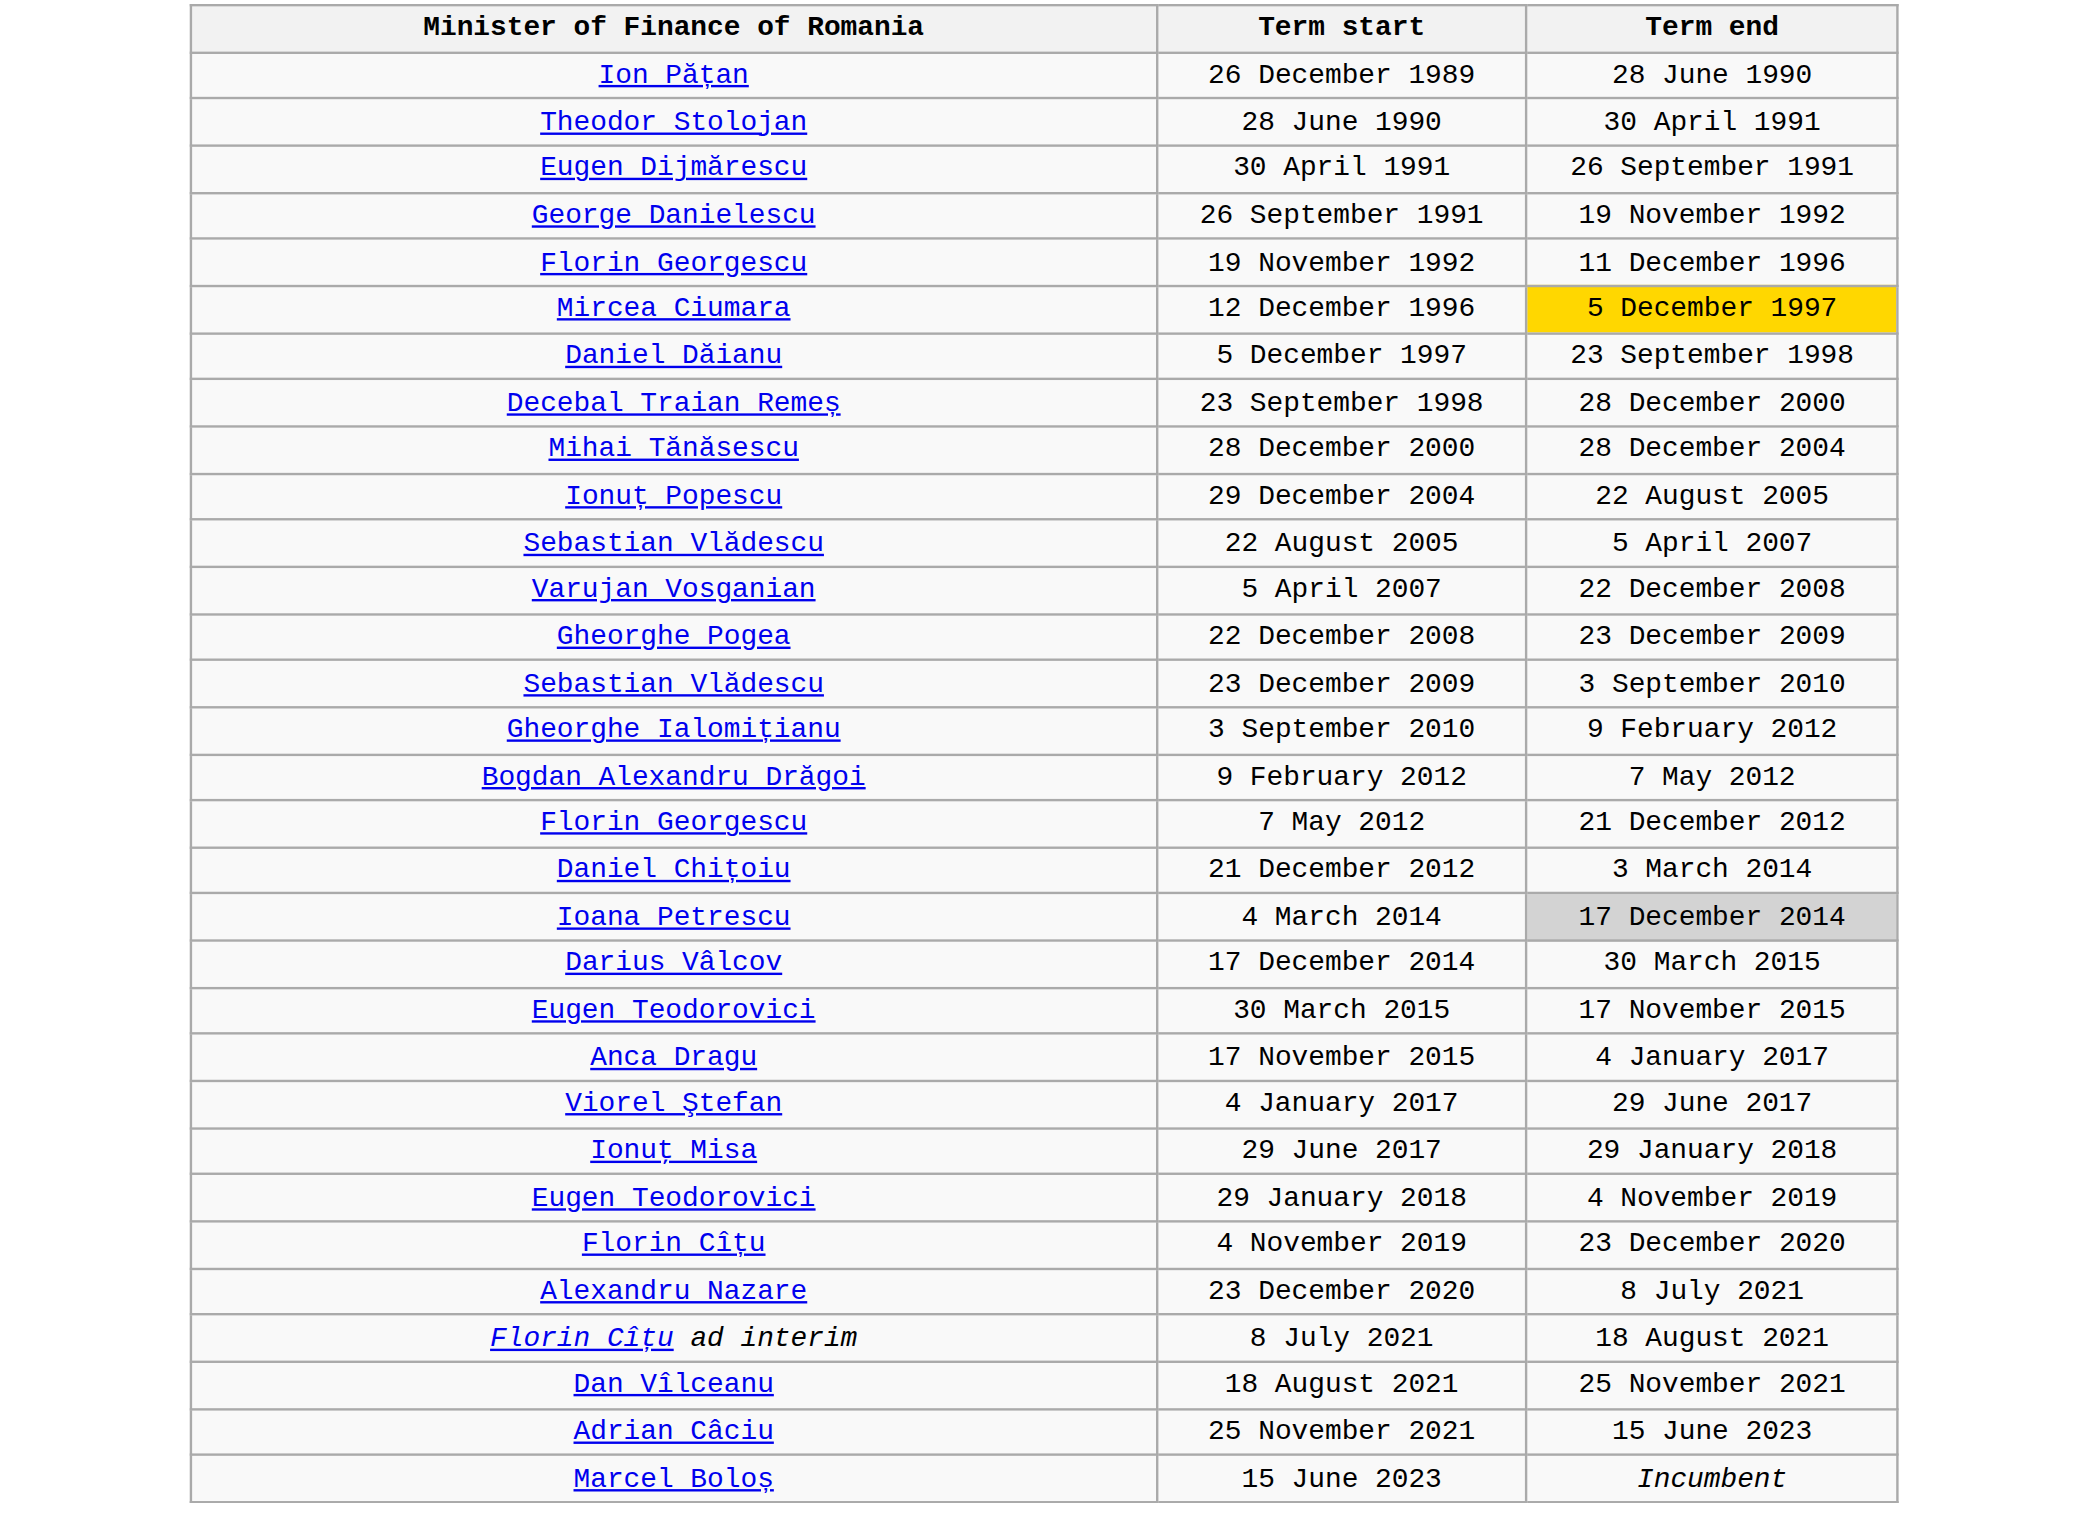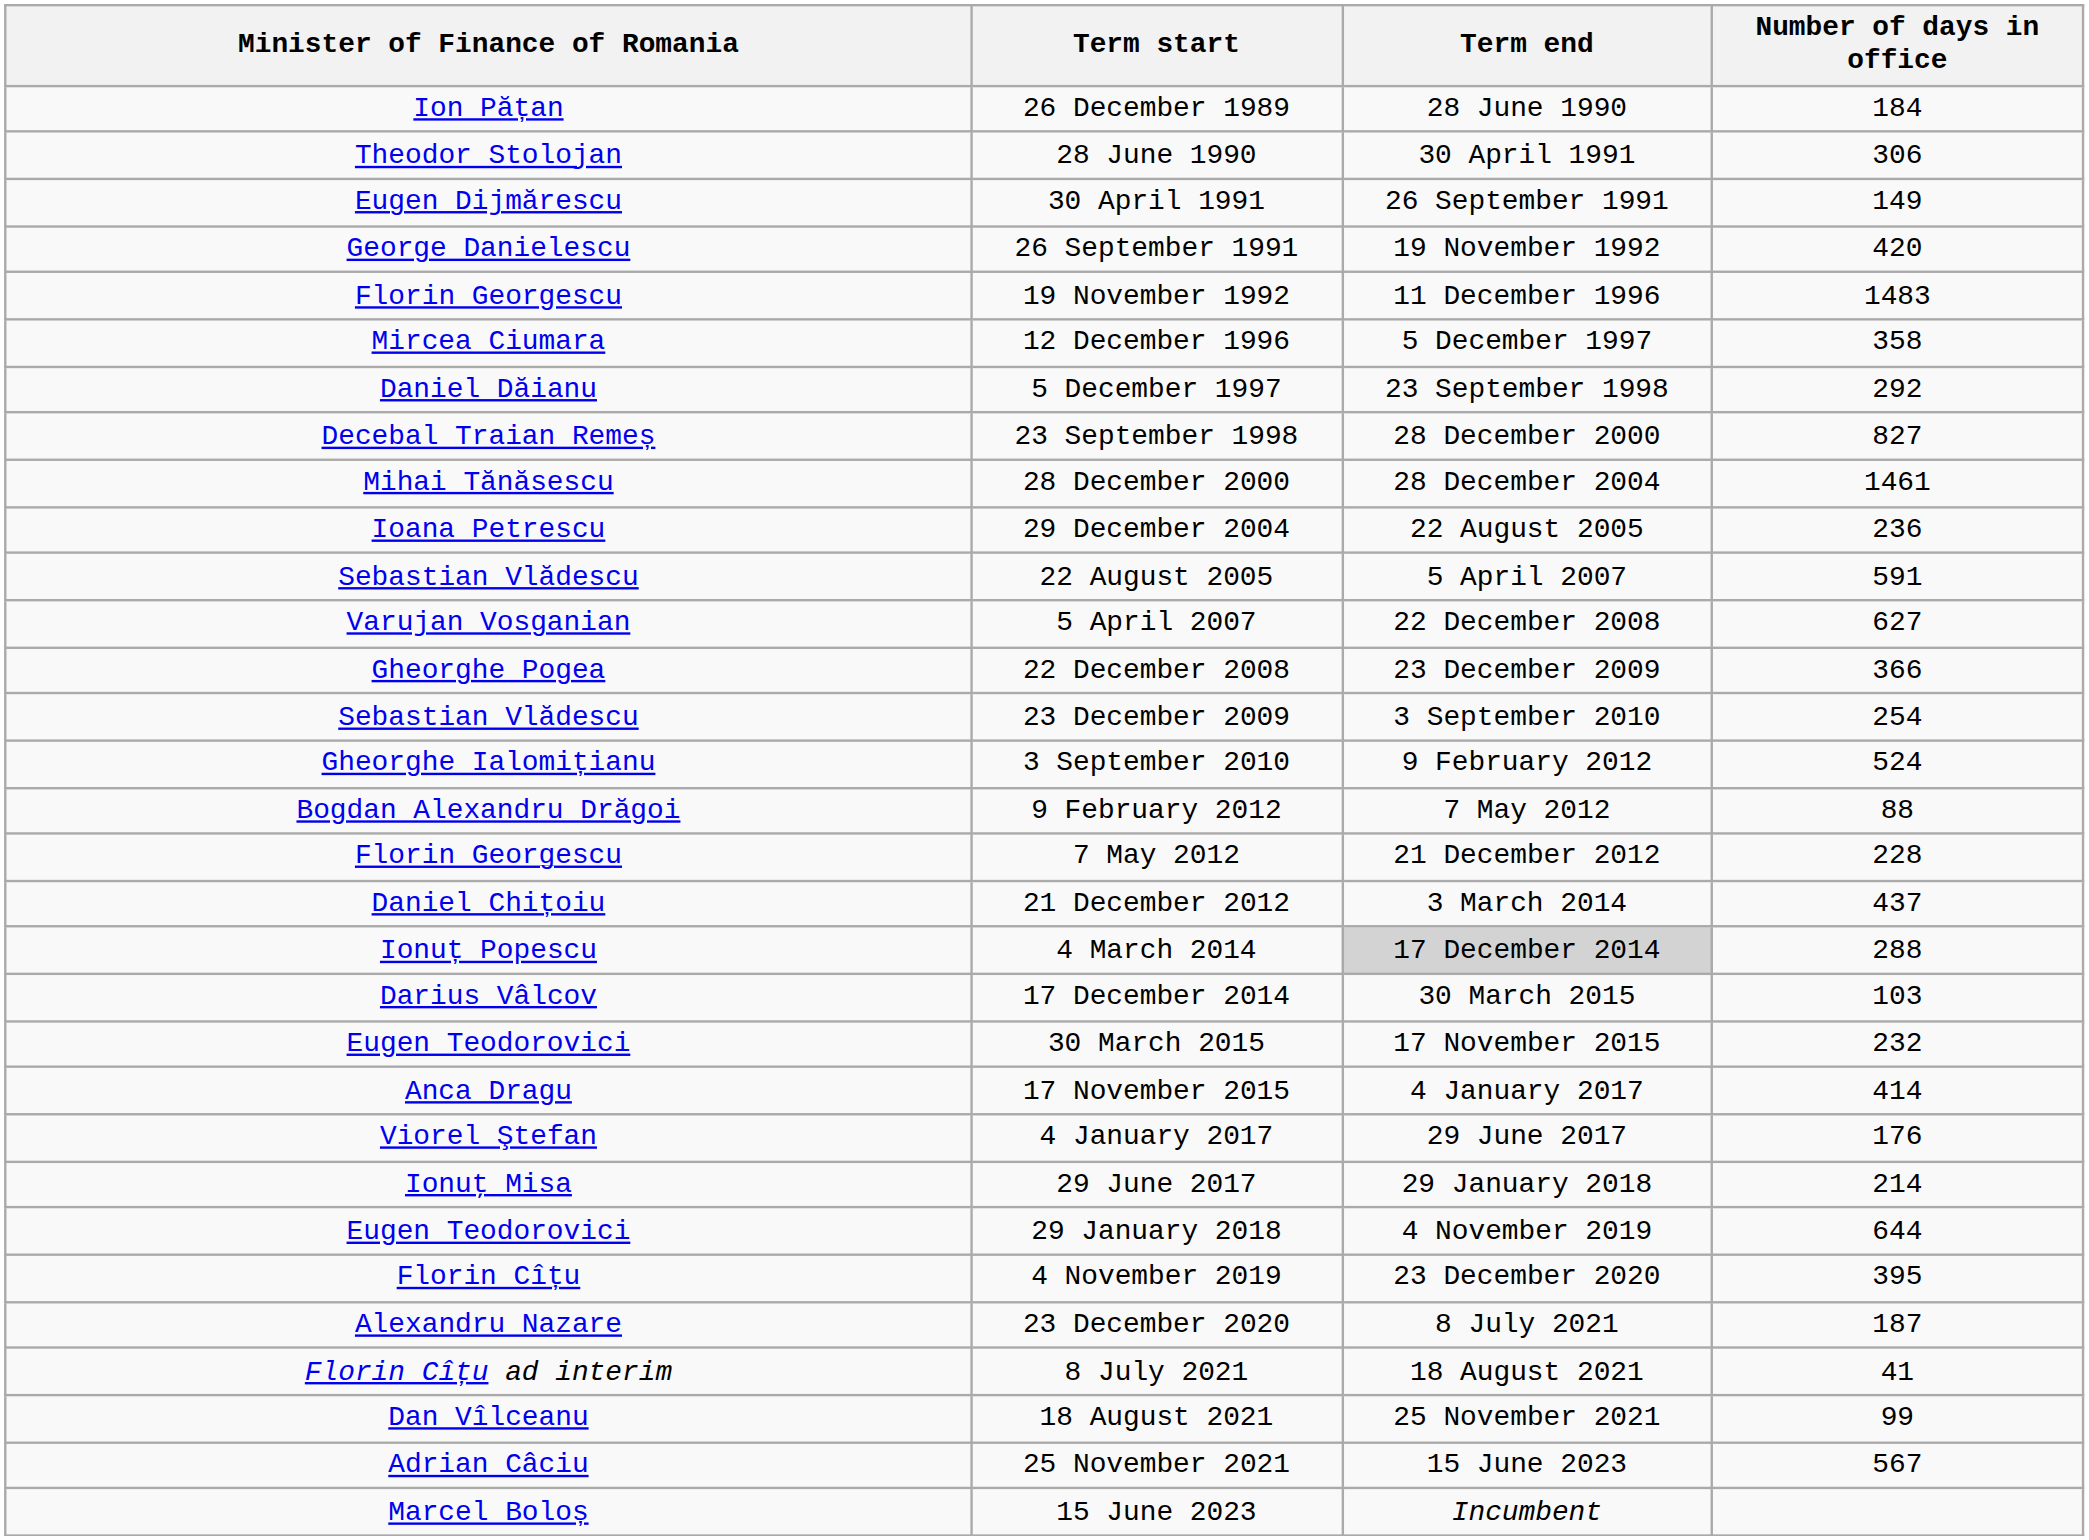+ column: (1897, 45)
(1712, 309) gold background -> (1527, 342) no background
(674, 496) Ionuț Popescu -> (488, 529) Ioana Petrescu
(674, 917) Ioana Petrescu -> (488, 950) Ionuț Popescu
